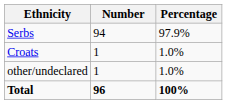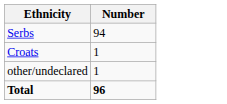- column: (189, 14)
